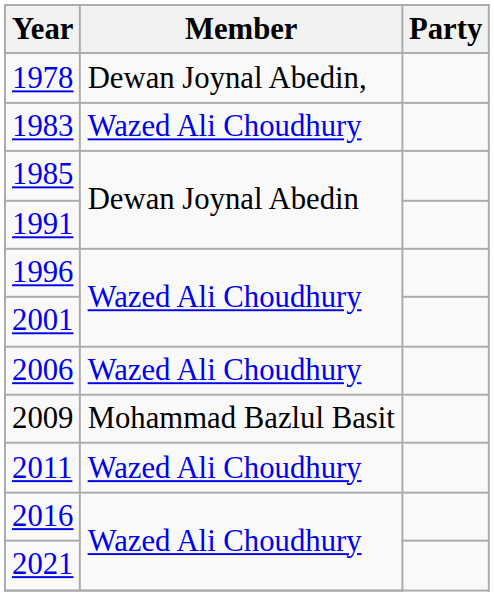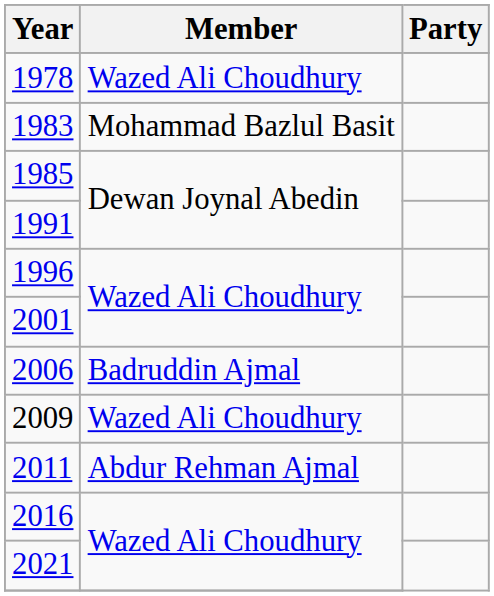(227, 77) Dewan Joynal Abedin, -> (225, 77) Wazed Ali Choudhury
(225, 126) Wazed Ali Choudhury -> (241, 126) Mohammad Bazlul Basit
(225, 369) Wazed Ali Choudhury -> (194, 369) Badruddin Ajmal
(241, 418) Mohammad Bazlul Basit -> (225, 418) Wazed Ali Choudhury
(225, 467) Wazed Ali Choudhury -> (223, 467) Abdur Rehman Ajmal
